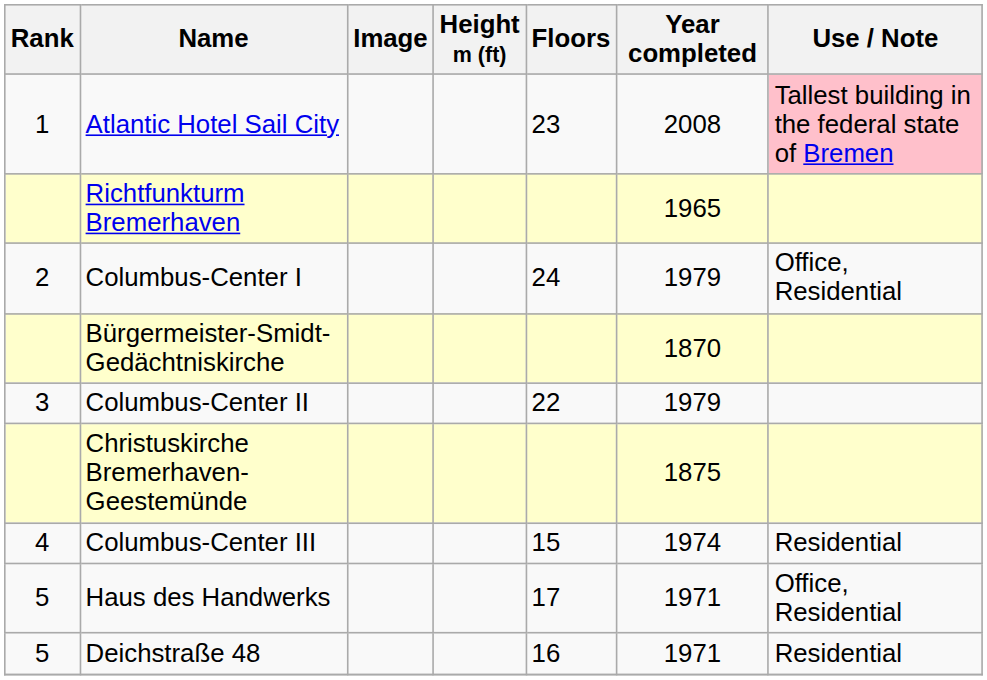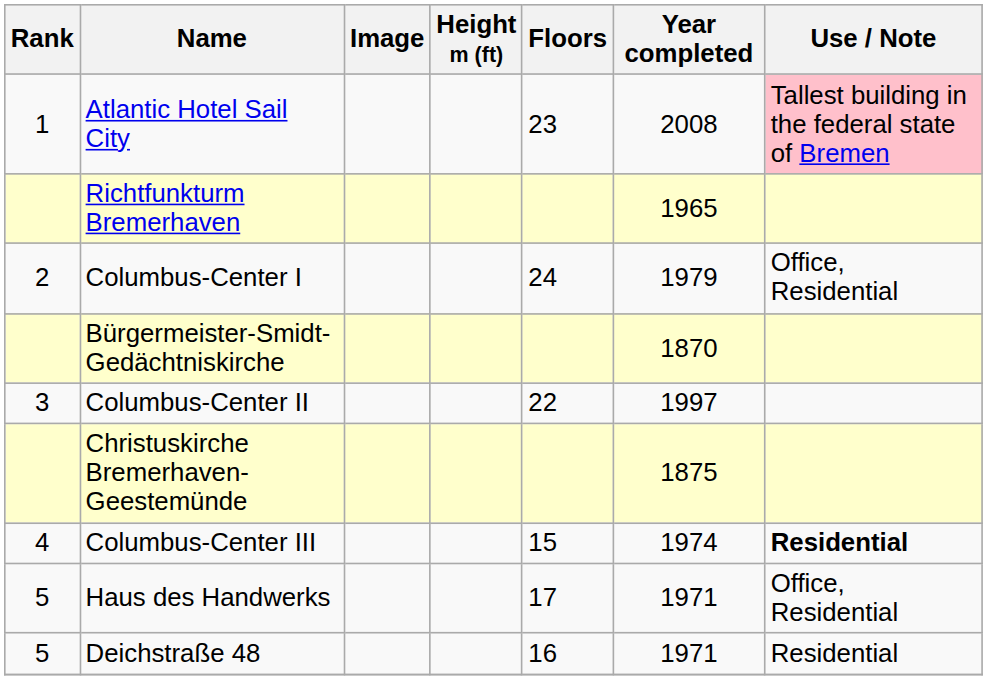(692, 403) 1979 -> (689, 403) 1997
(838, 542) normal -> (839, 542) bold
